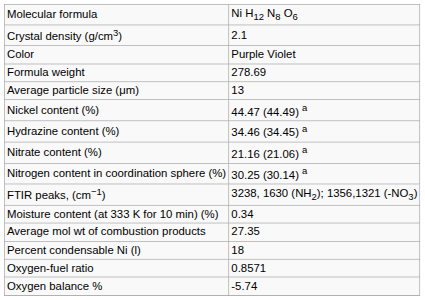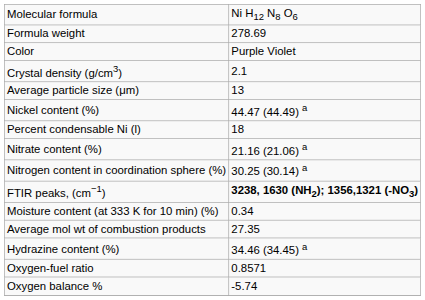rows swapped: (46, 72) <-> (65, 35)
rows swapped: (63, 131) <-> (74, 250)
(324, 195) normal -> (325, 192) bold
